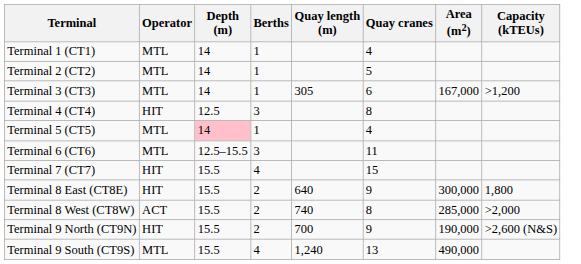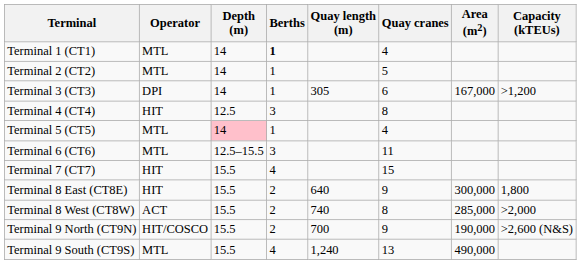(257, 51) normal -> (273, 51) bold
(155, 91) MTL -> (152, 91) DPI
(153, 229) HIT -> (175, 229) HIT/COSCO
